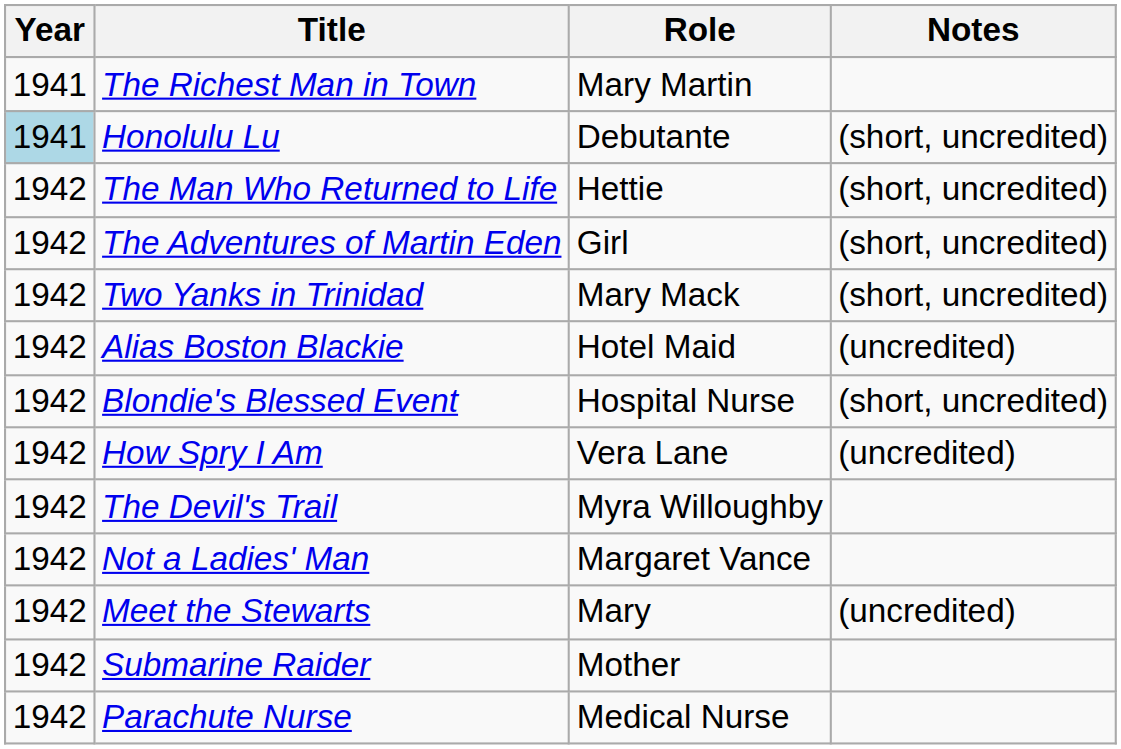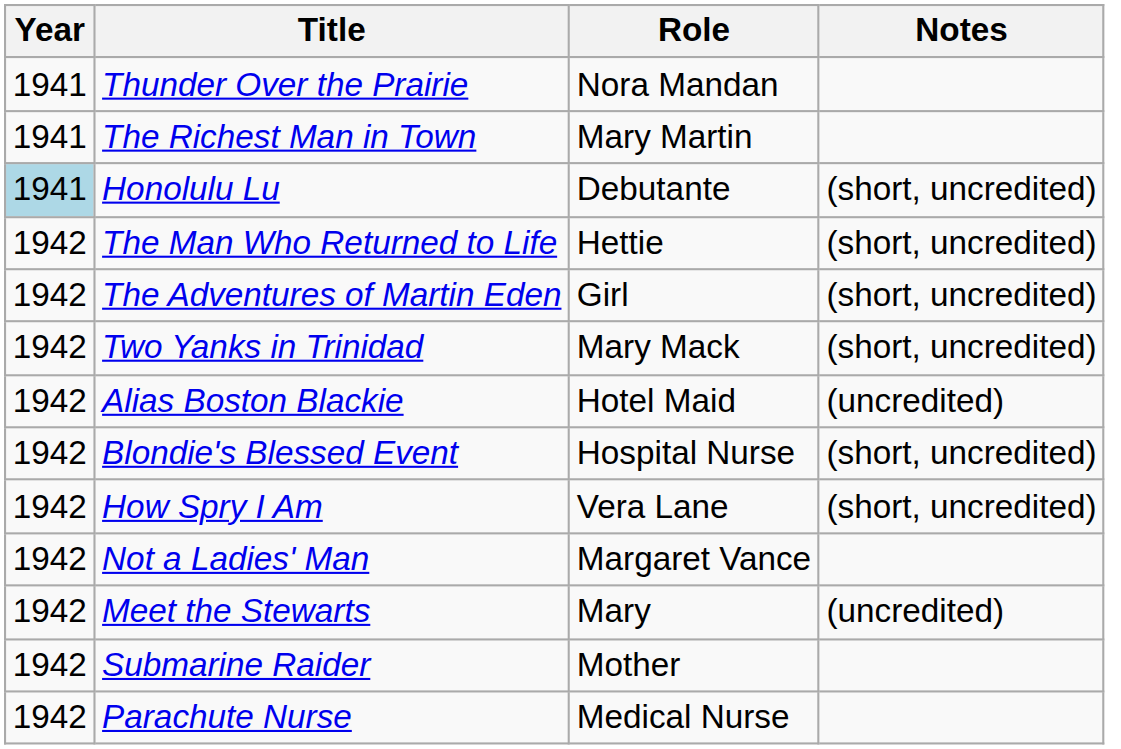+ row: (285, 83)
(927, 453) (uncredited) -> (962, 505) (short, uncredited)
- row: (220, 505)
